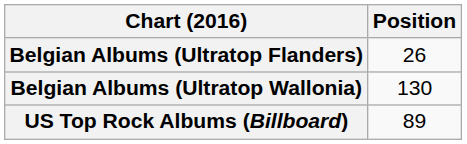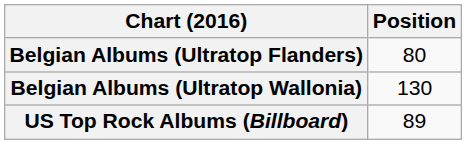(415, 54) 26 -> (415, 54) 80
